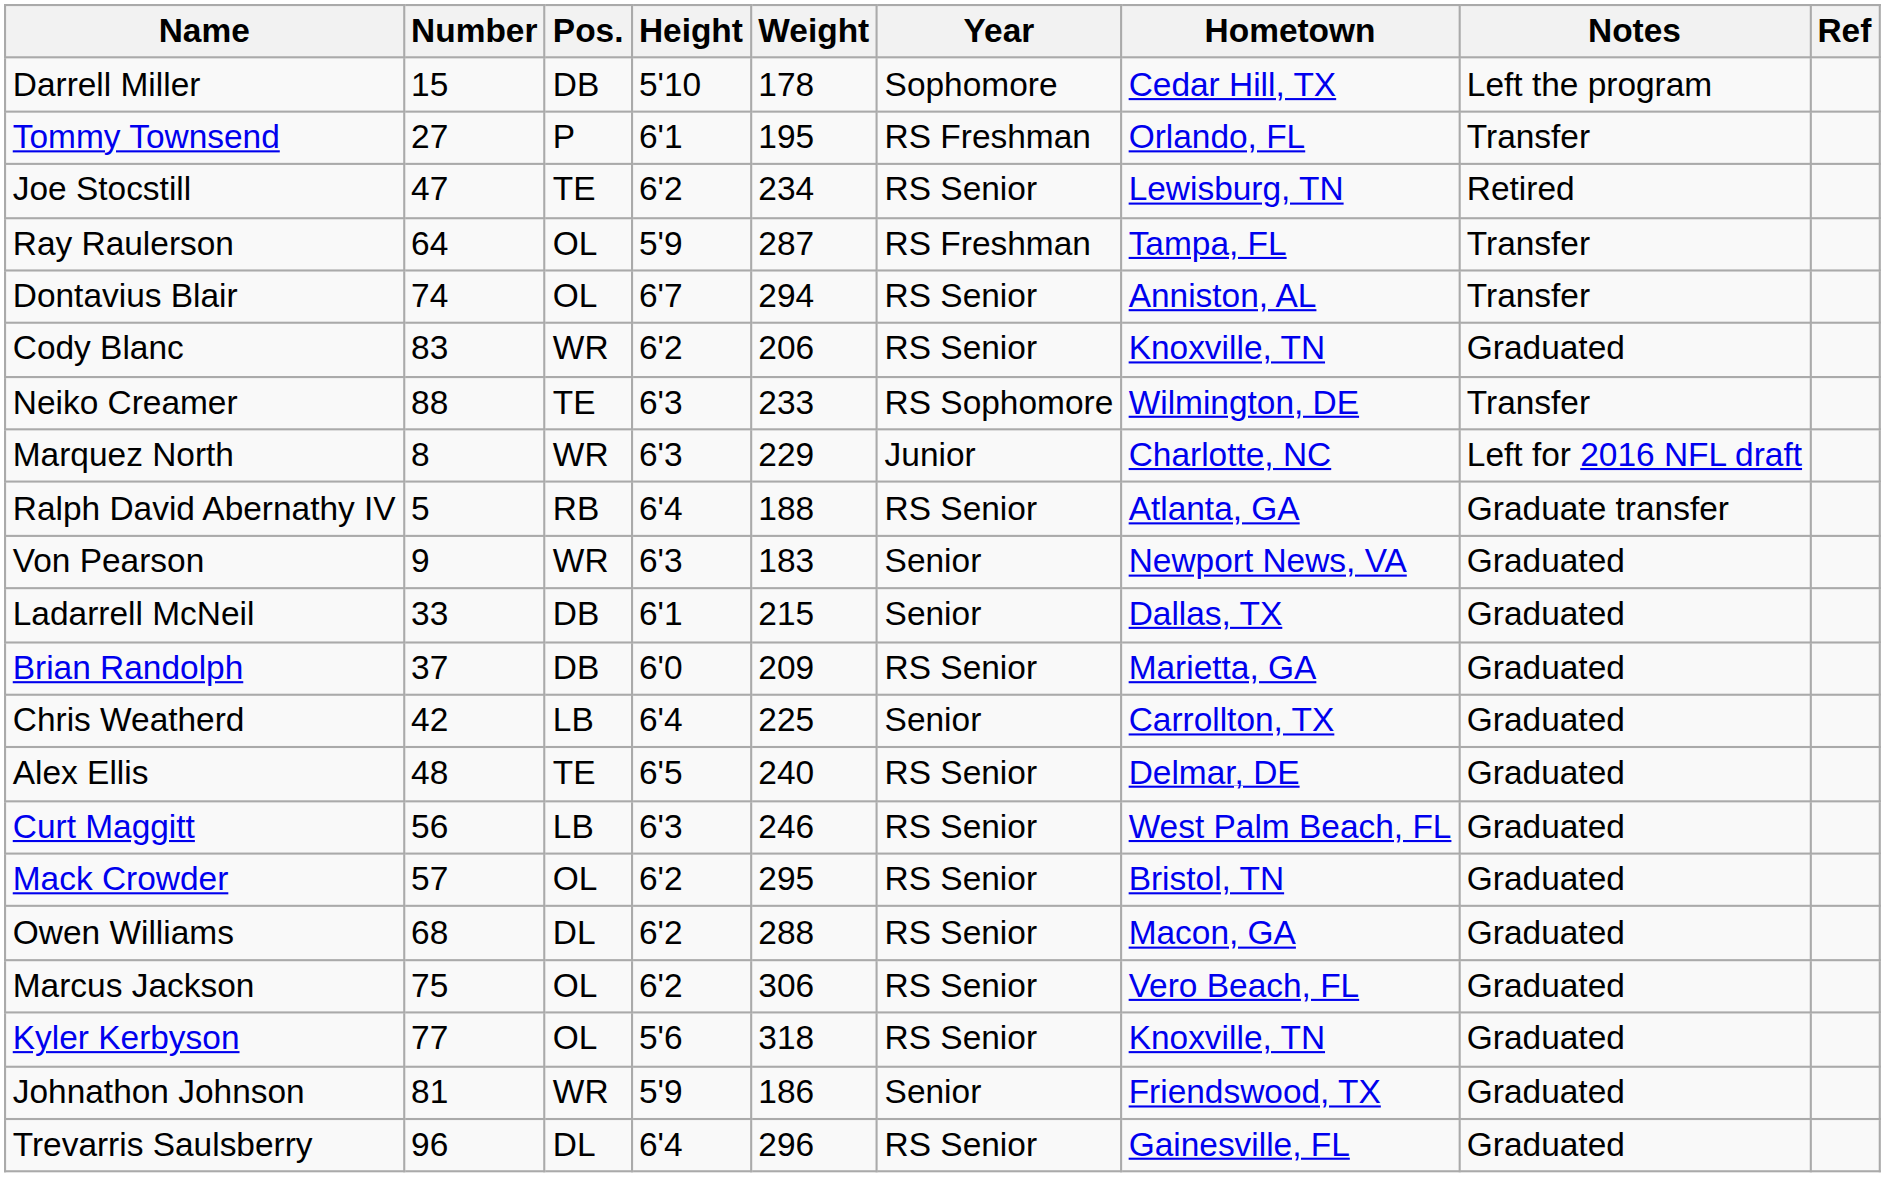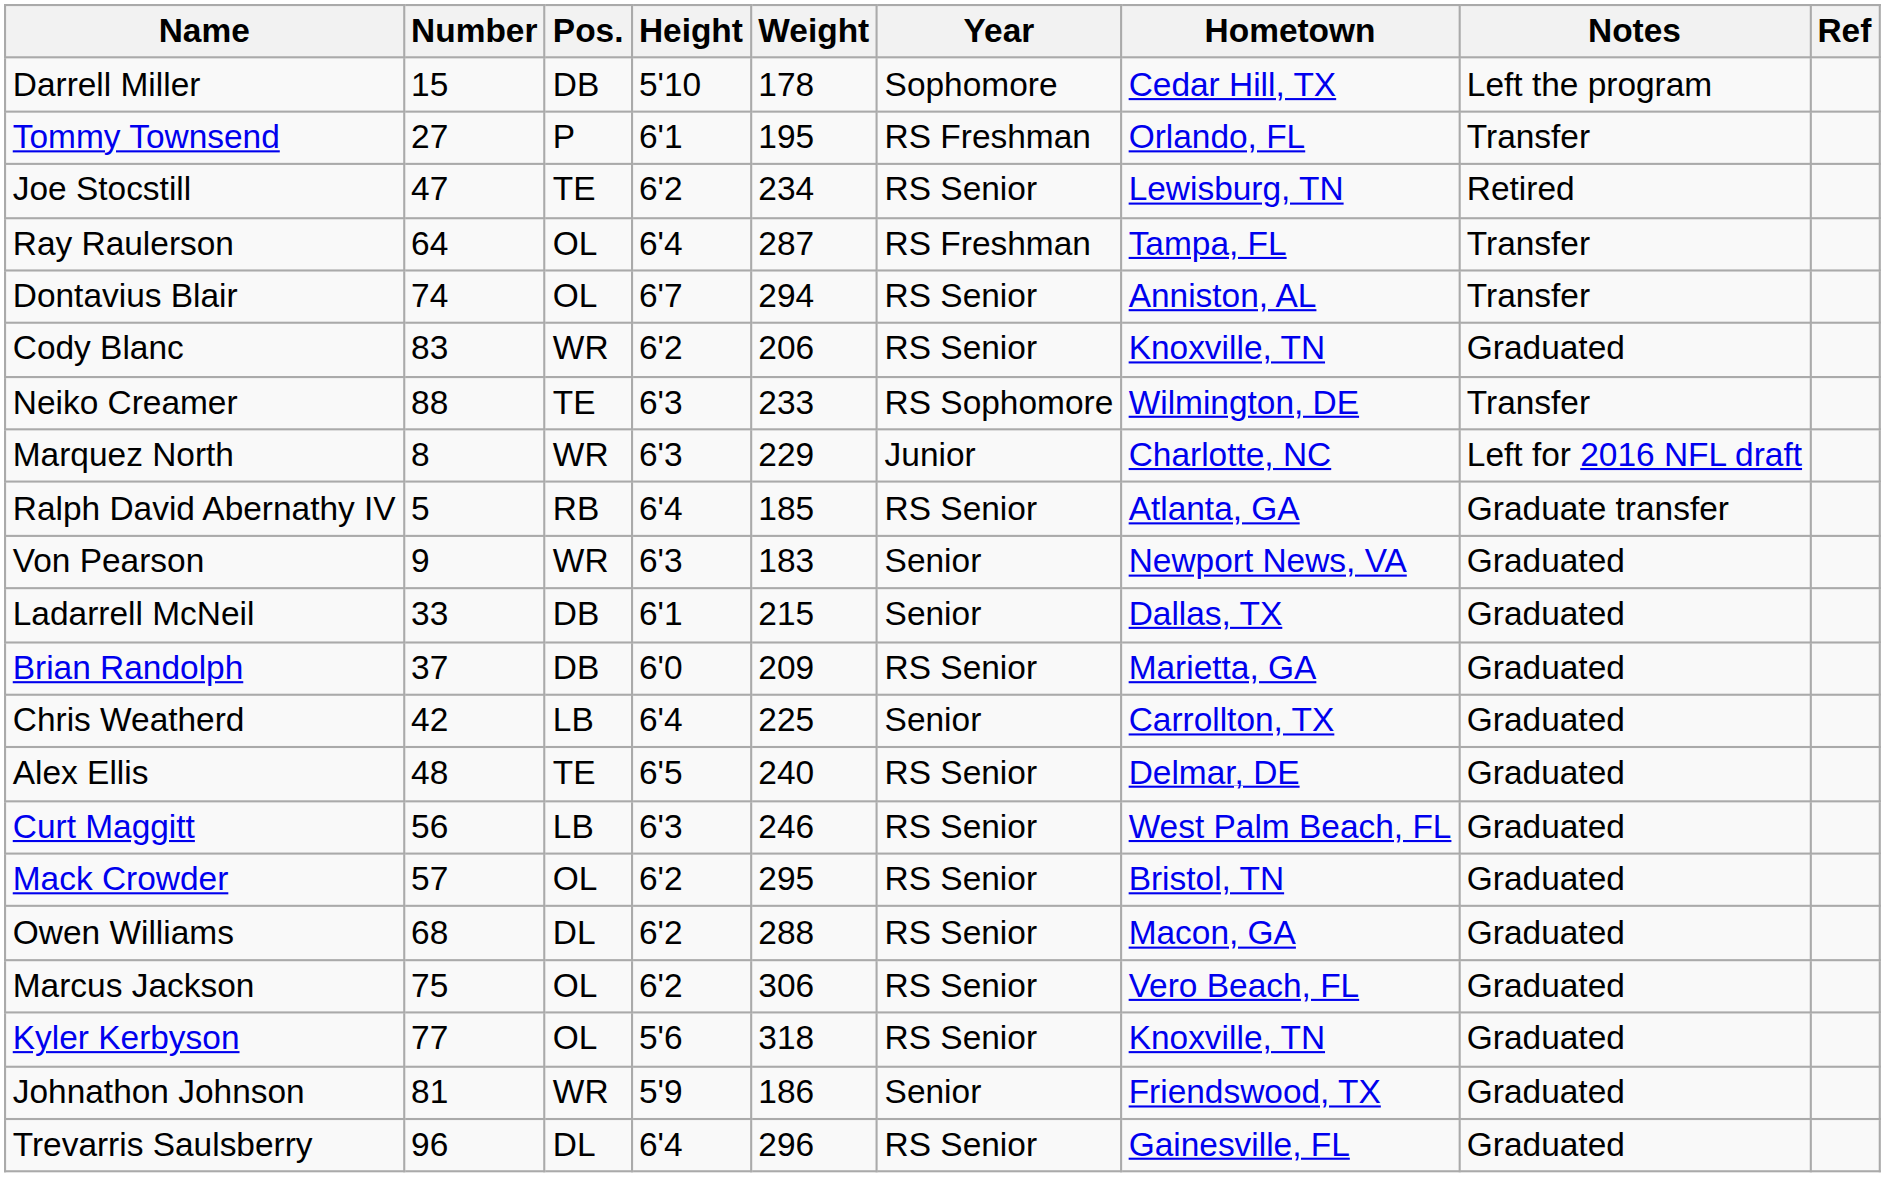(661, 243) 5'9 -> (661, 243) 6'4
(786, 508) 188 -> (786, 508) 185
